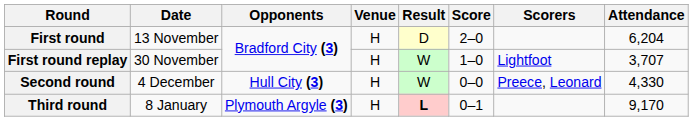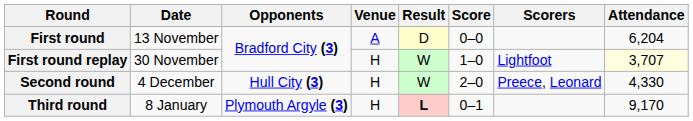(375, 37) H -> (375, 37) A
(471, 37) 2–0 -> (471, 37) 0–0
(646, 60) no background -> (646, 60) lightyellow background
(471, 82) 0–0 -> (471, 82) 2–0
